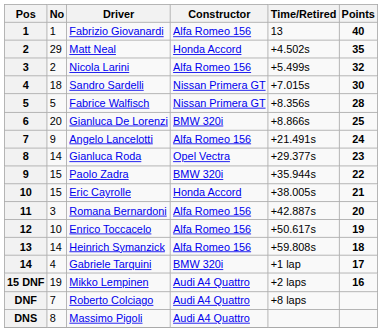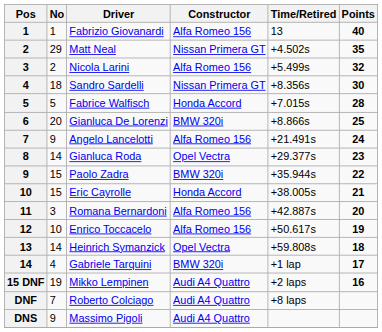(207, 49) Honda Accord -> (219, 49) Nissan Primera GT
(290, 85) +7.015s -> (290, 85) +8.356s
(219, 103) Nissan Primera GT -> (207, 103) Honda Accord
(290, 103) +8.356s -> (290, 103) +7.015s
(212, 246) Alfa Romeo 156 -> (202, 246) Opel Vectra
(53, 318) 8 -> (53, 318) 9
